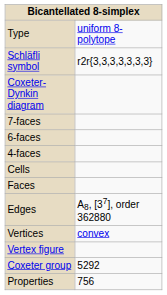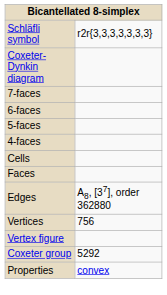- row: (18, 34)
+ row: (24, 126)
(93, 233) convex -> (86, 222) 756
(86, 281) 756 -> (93, 270) convex
